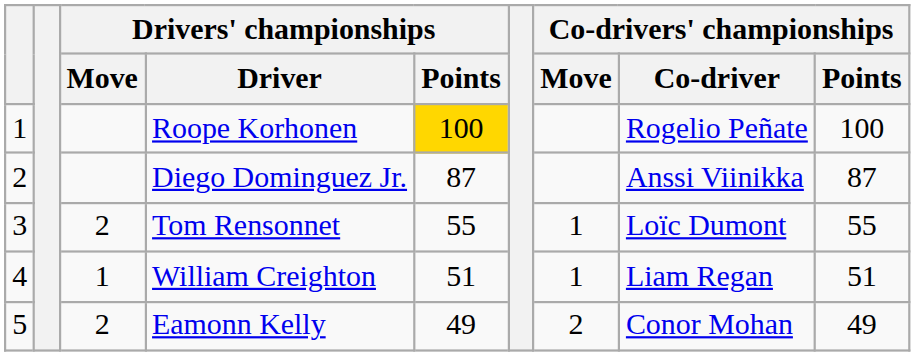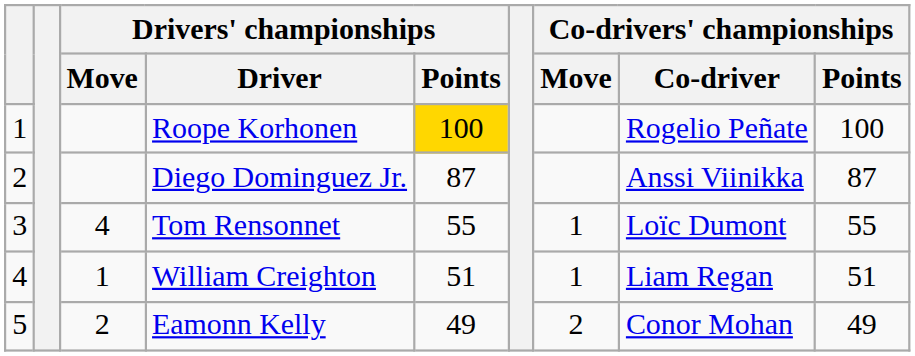(102, 226) 2 -> (102, 226) 4
